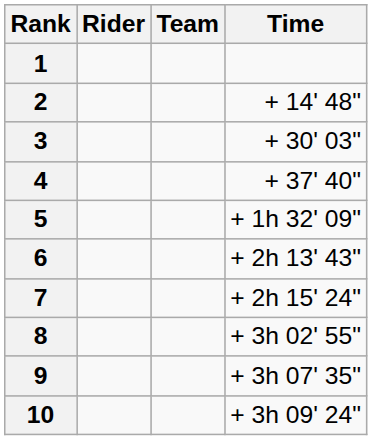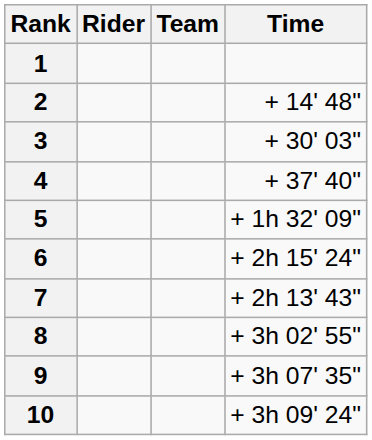(296, 258) + 2h 13' 43" -> (296, 258) + 2h 15' 24"
(296, 297) + 2h 15' 24" -> (296, 297) + 2h 13' 43"
